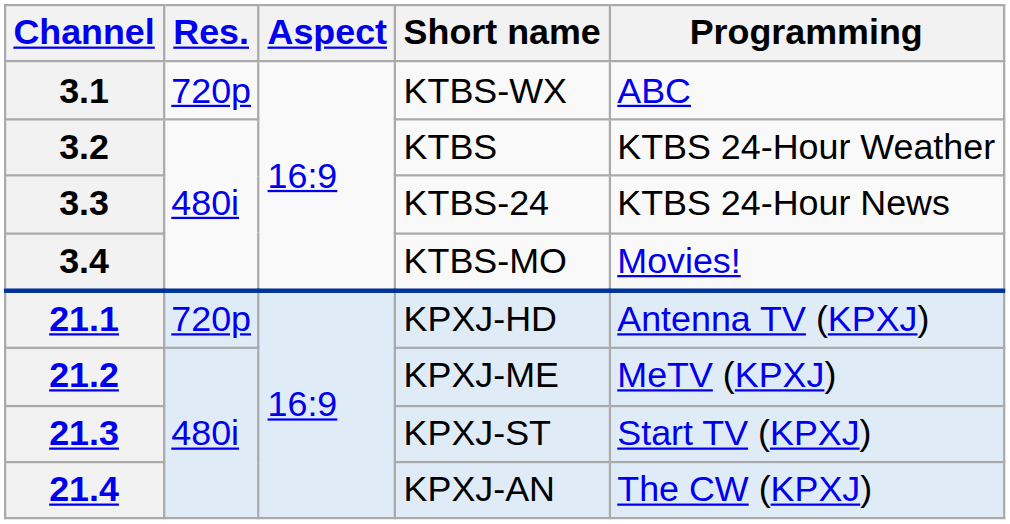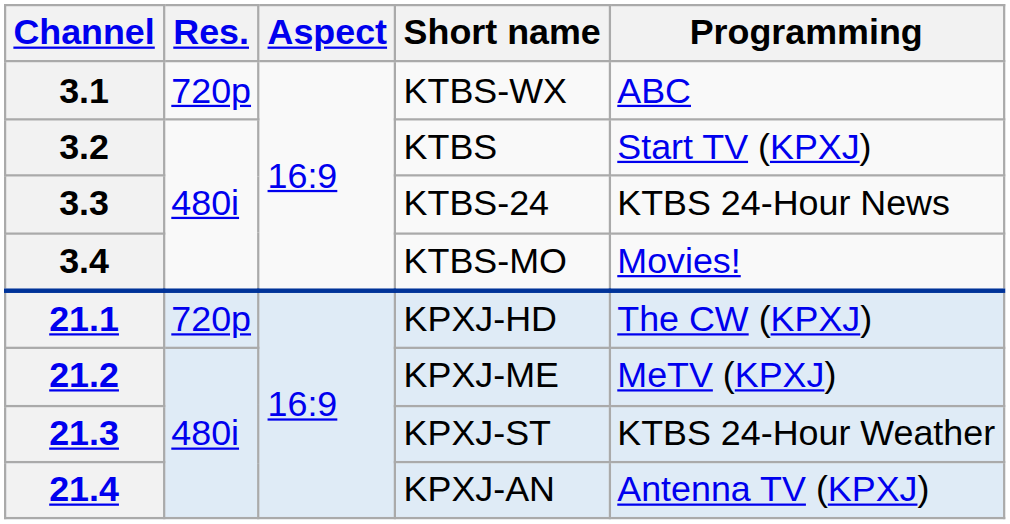(806, 146) KTBS 24-Hour Weather -> (744, 146) Start TV (KPXJ)
(773, 319) Antenna TV (KPXJ) -> (745, 319) The CW (KPXJ)
(744, 433) Start TV (KPXJ) -> (806, 433) KTBS 24-Hour Weather
(745, 489) The CW (KPXJ) -> (773, 489) Antenna TV (KPXJ)
